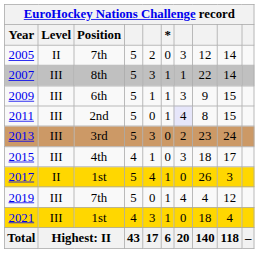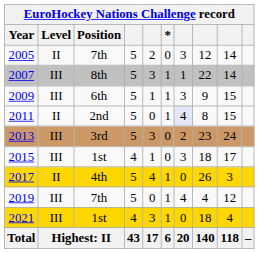(56, 116) III -> (56, 116) II
(99, 156) 4th -> (99, 156) 1st
(99, 177) 1st -> (99, 177) 4th
